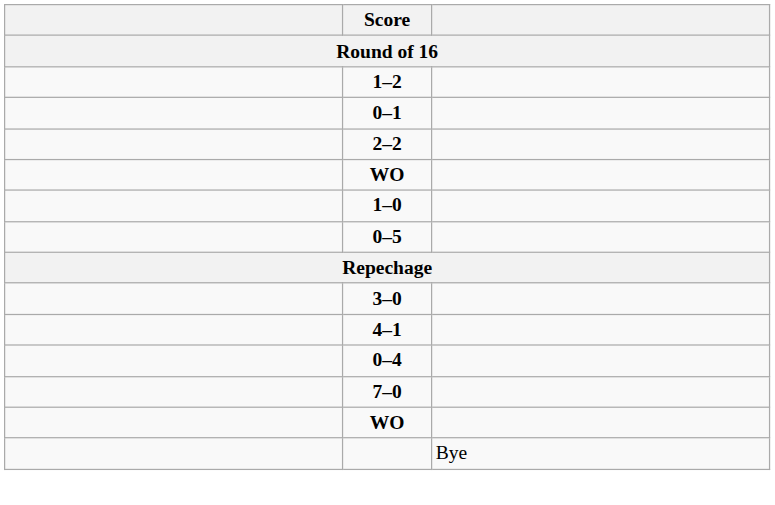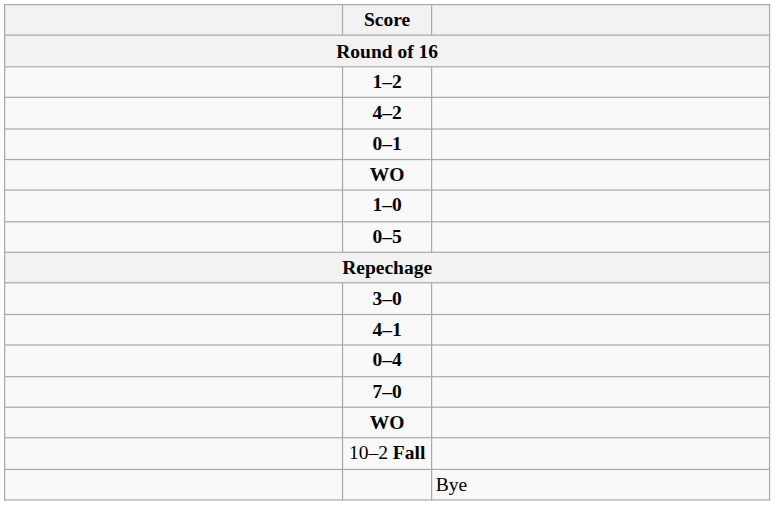+ row: (387, 112)
- row: (387, 143)
+ row: (387, 453)
